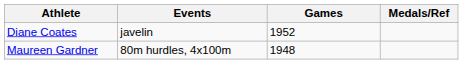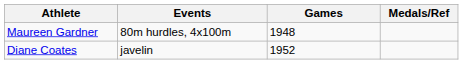rows swapped: (52, 50) <-> (42, 31)
